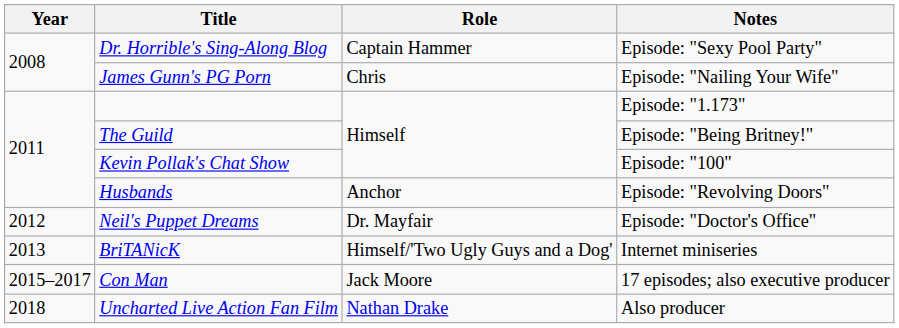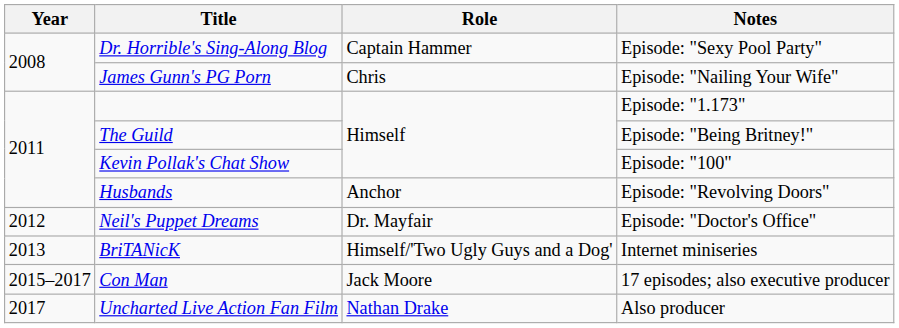(27, 308) 2018 -> (27, 308) 2017
